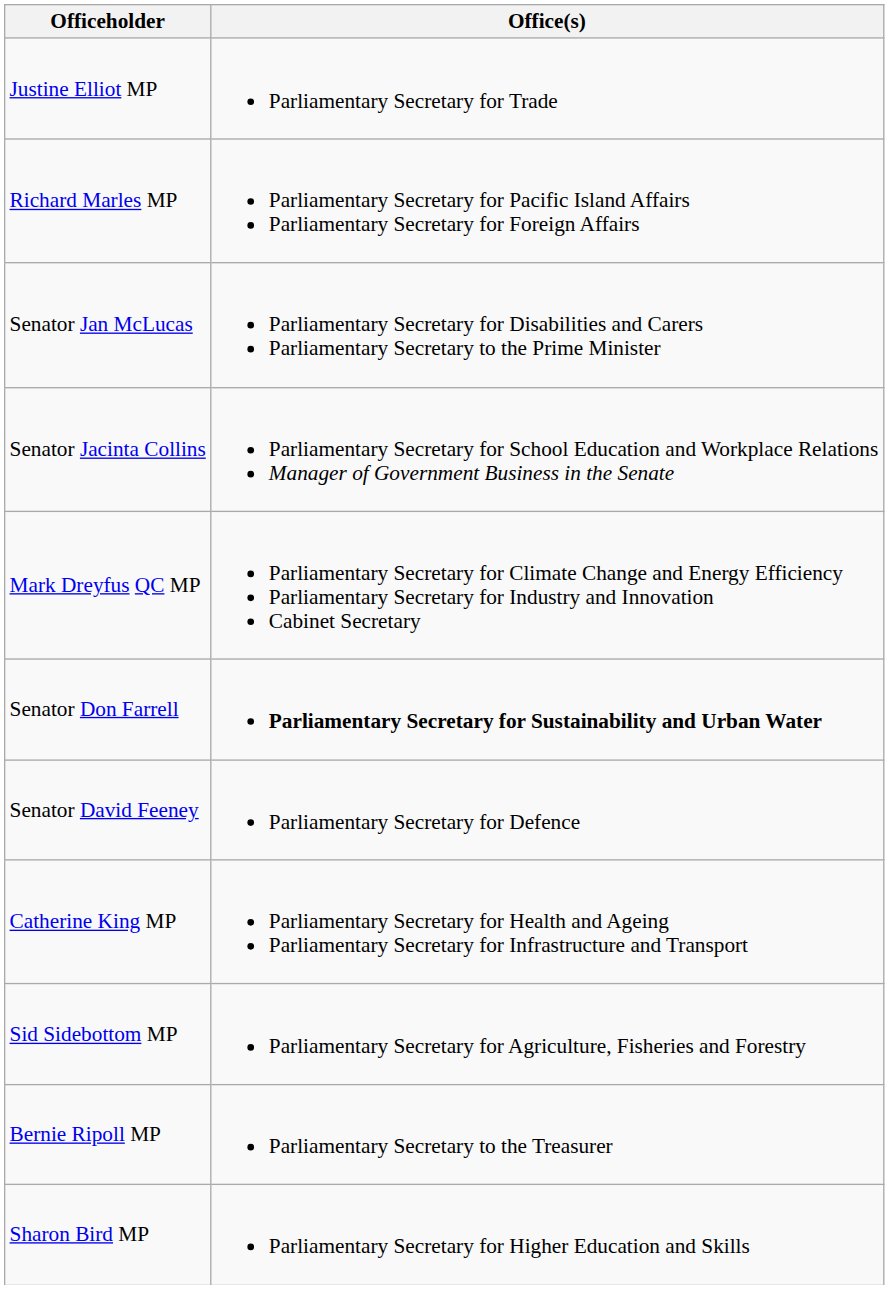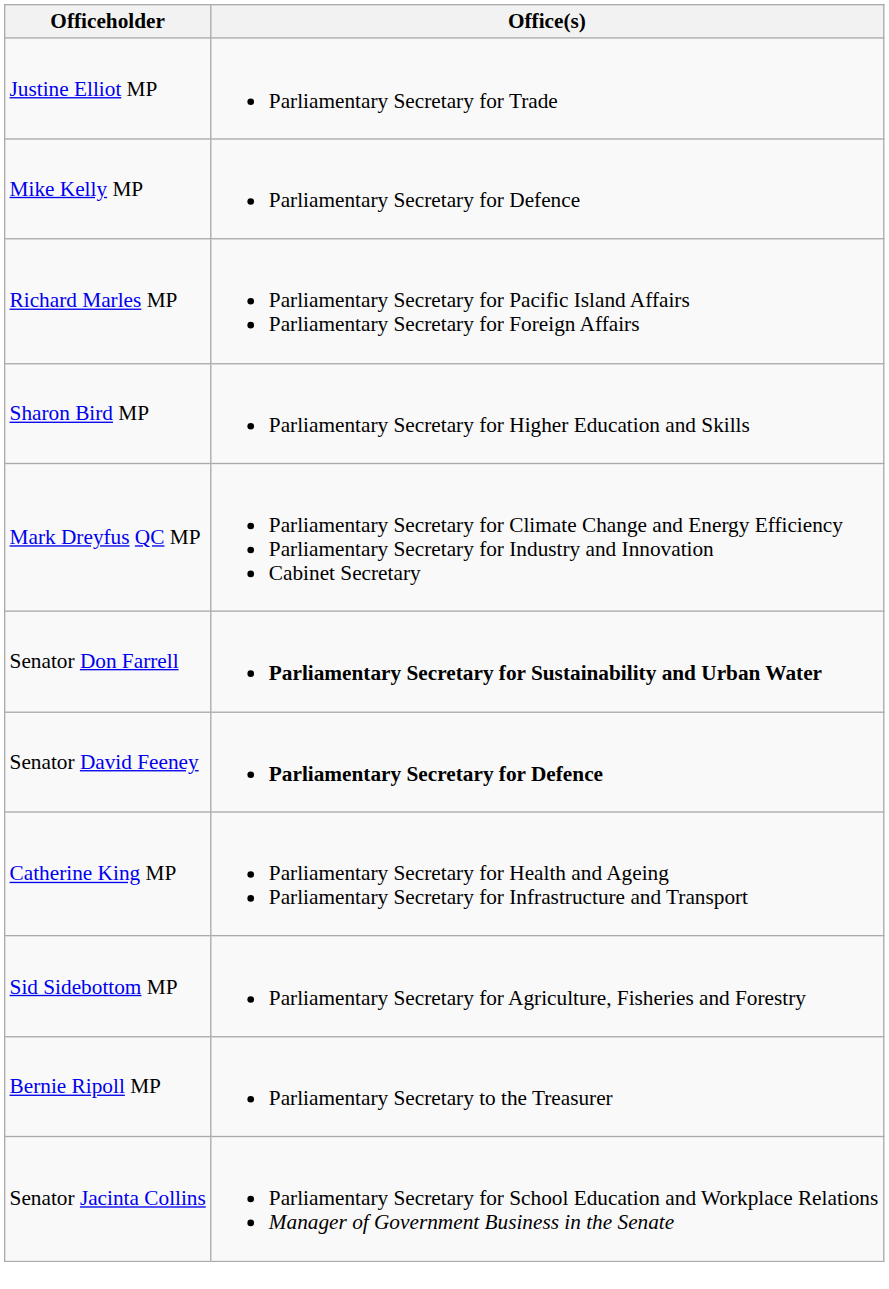+ row: (76, 188)
- row: (101, 324)
rows swapped: (108, 448) <-> (79, 1234)
(547, 822) normal -> (547, 774) bold
